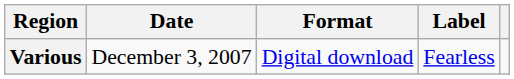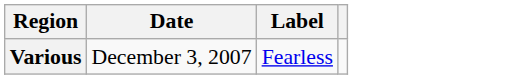- column: (337, 21)
